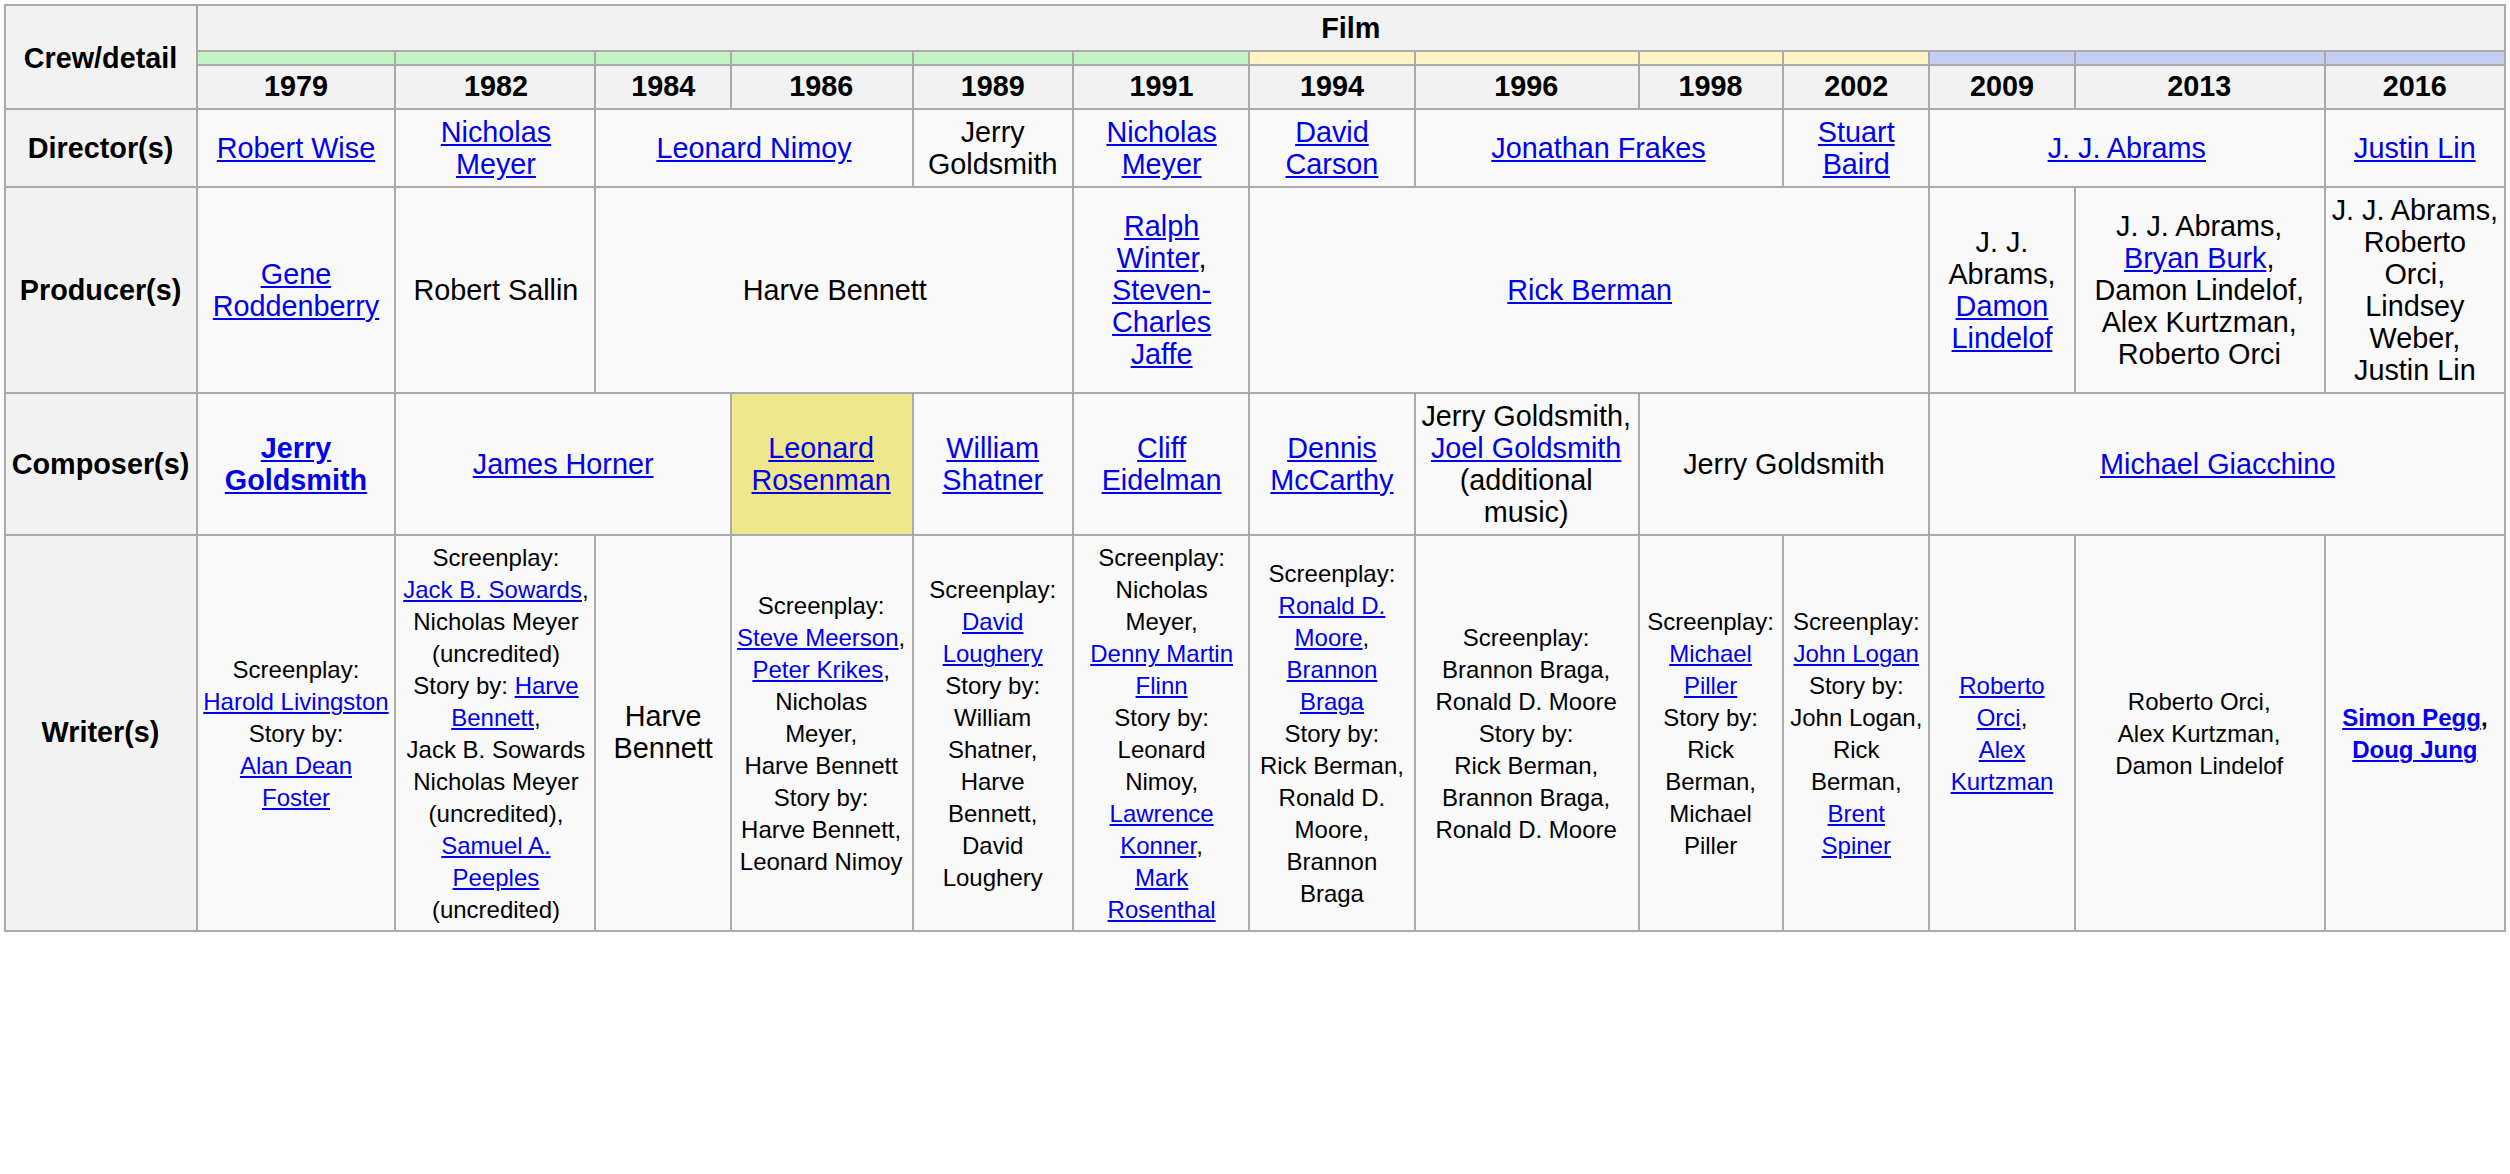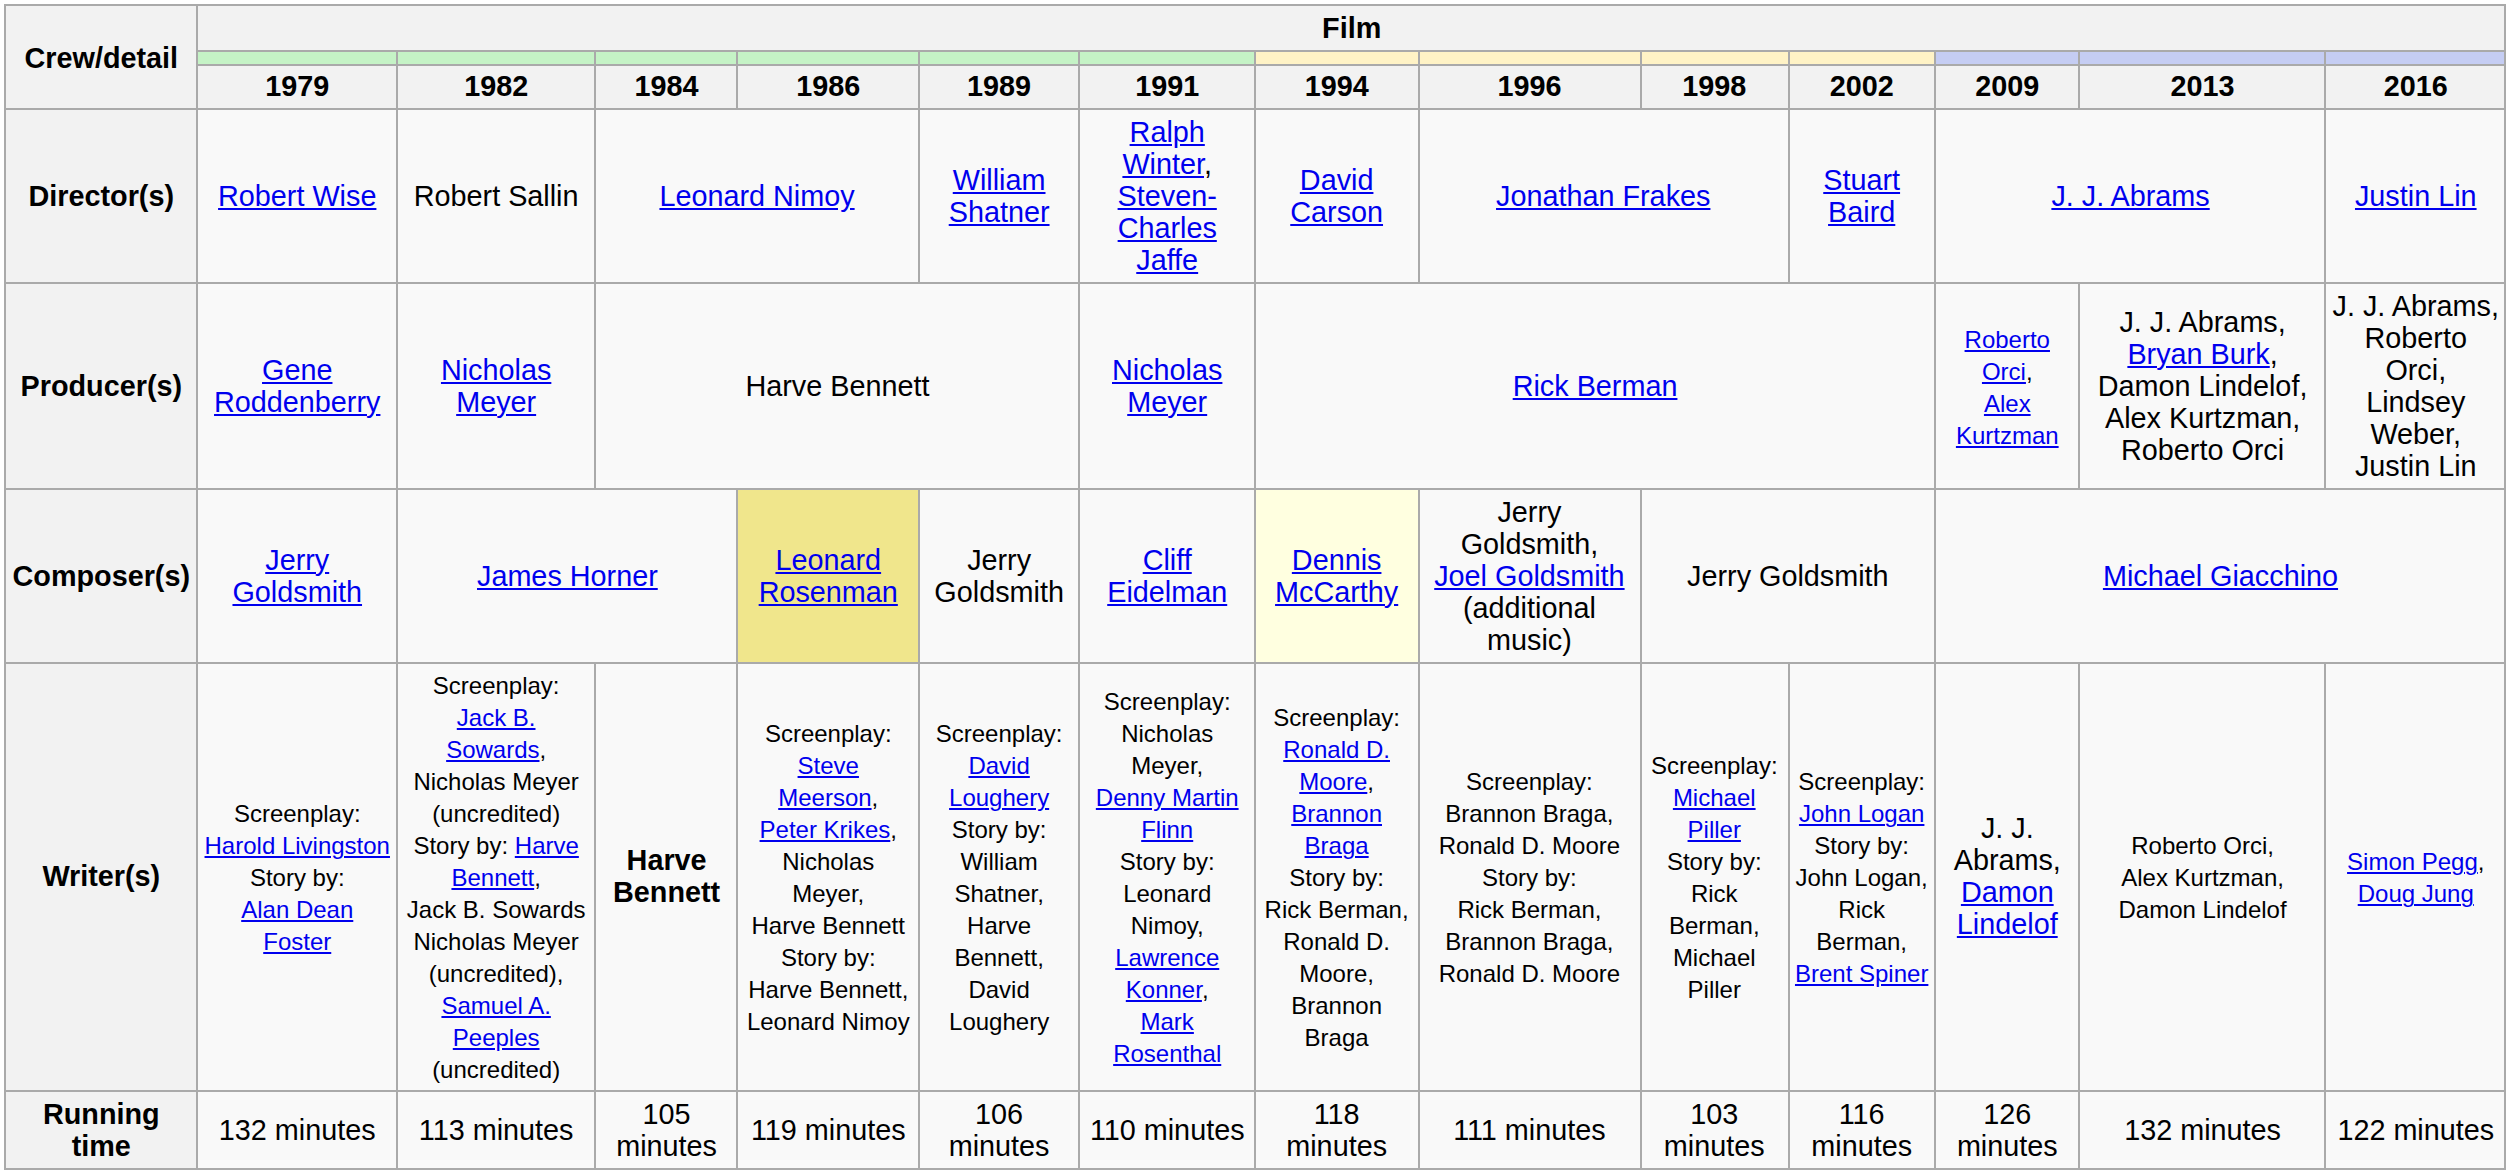(496, 149) Nicholas Meyer -> (496, 197) Robert Sallin
(993, 149) Jerry Goldsmith -> (999, 197) William Shatner
(1162, 149) Nicholas Meyer -> (1167, 197) Ralph Winter, Steven-Charles Jaffe
(496, 290) Robert Sallin -> (496, 386) Nicholas Meyer
(1162, 290) Ralph Winter, Steven-Charles Jaffe -> (1167, 386) Nicholas Meyer
(2002, 290) J. J. Abrams, Damon Lindelof -> (2007, 388) Roberto Orci, Alex Kurtzman
(296, 464) bold -> (297, 576) normal
(993, 464) William Shatner -> (999, 576) Jerry Goldsmith
(1332, 464) no background -> (1337, 576) lightyellow background
(663, 733) normal -> (667, 877) bold
(2002, 735) Roberto Orci, Alex Kurtzman -> (2007, 877) J. J. Abrams, Damon Lindelof
(2415, 733) bold -> (2416, 879) normal
+ row: (101, 1131)
